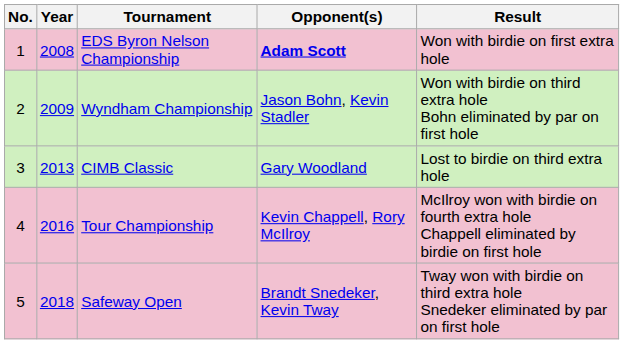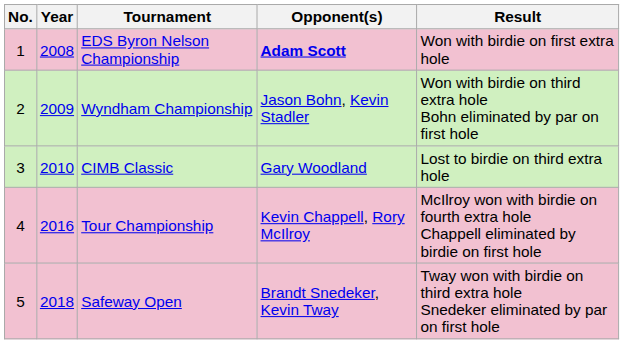(57, 167) 2013 -> (57, 167) 2010
